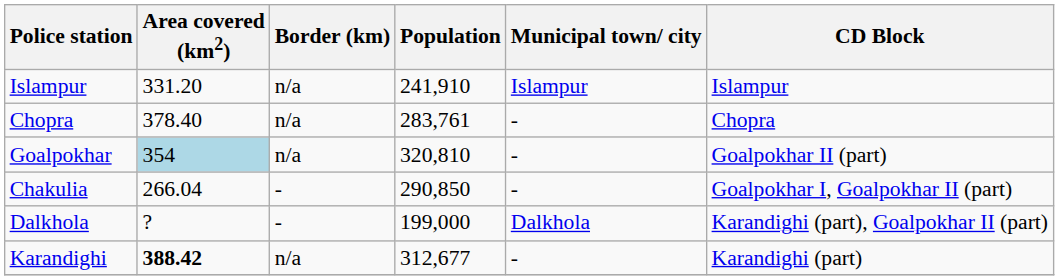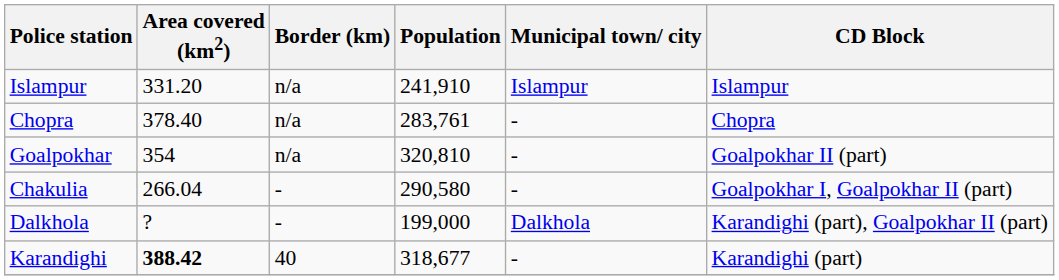(159, 154) lightblue background -> (159, 154) no background
(435, 188) 290,850 -> (435, 188) 290,580
(288, 257) n/a -> (285, 257) 40
(435, 257) 312,677 -> (435, 257) 318,677
